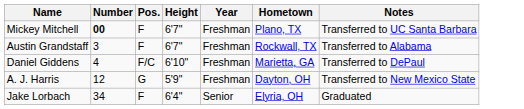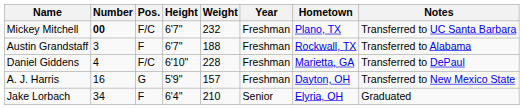+ column: (220, 12)
(141, 29) F -> (146, 29) F/C
(99, 79) 12 -> (99, 79) 16
